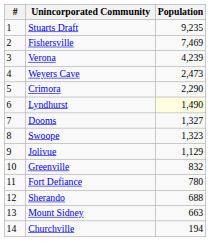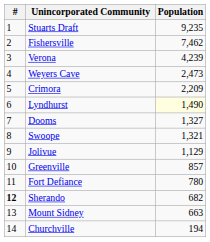(192, 43) 7,469 -> (192, 43) 7,462
(192, 89) 2,290 -> (192, 89) 2,209
(192, 136) 1,323 -> (192, 136) 1,321
(196, 167) 832 -> (196, 167) 857
(11, 197) normal -> (11, 197) bold
(196, 197) 688 -> (196, 197) 682
